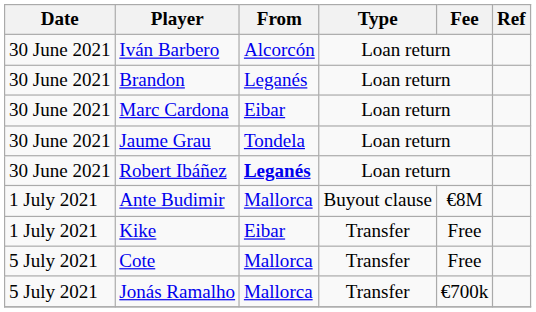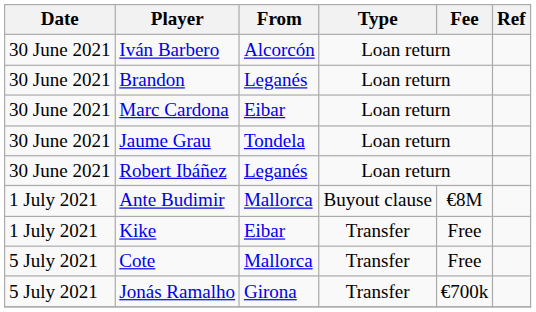(277, 170) bold -> (276, 170) normal
(278, 291) Mallorca -> (270, 291) Girona
